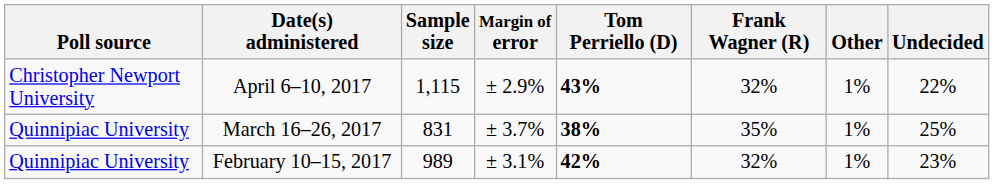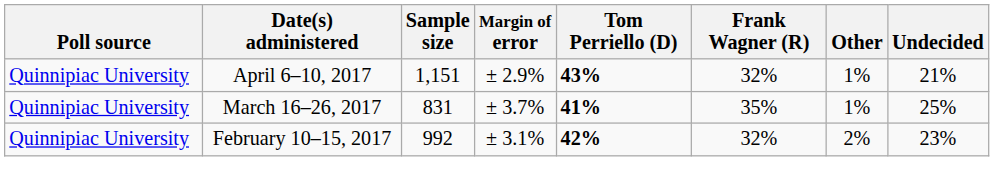(95, 86) Christopher Newport University -> (99, 75) Quinnipiac University
(438, 86) 1,115 -> (438, 75) 1,151
(938, 86) 22% -> (938, 75) 21%
(581, 129) 38% -> (581, 107) 41%
(438, 161) 989 -> (438, 139) 992
(857, 161) 1% -> (857, 139) 2%
